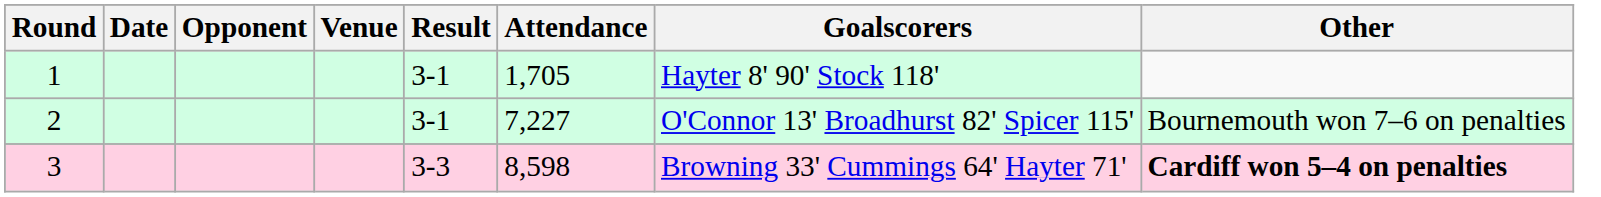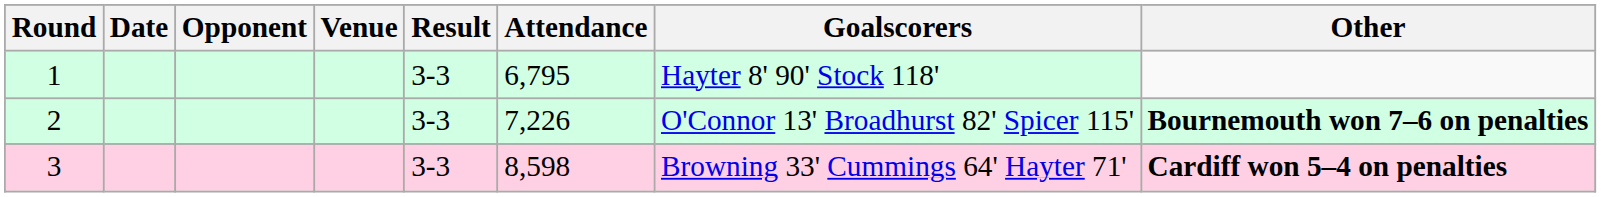(431, 74) 3-1 -> (431, 74) 3-3
(537, 74) 1,705 -> (537, 74) 6,795
(431, 120) 3-1 -> (431, 120) 3-3
(537, 120) 7,227 -> (537, 120) 7,226
(1357, 120) normal -> (1368, 120) bold
